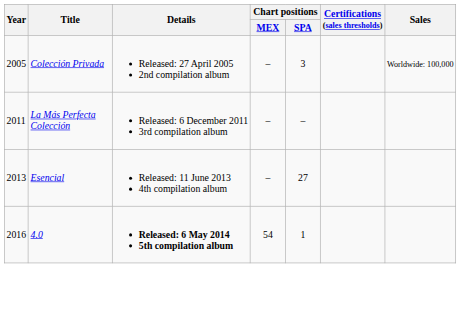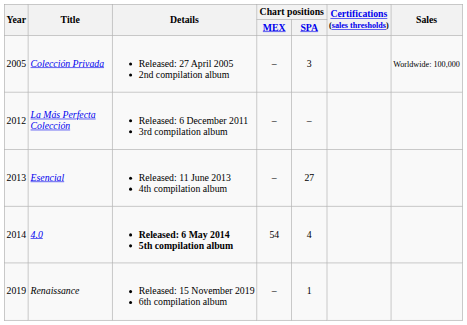(16, 120) 2011 -> (16, 120) 2012
(16, 234) 2016 -> (16, 234) 2014
(303, 234) 1 -> (309, 234) 4
+ row: (55, 291)
